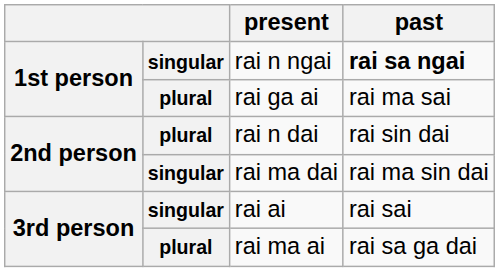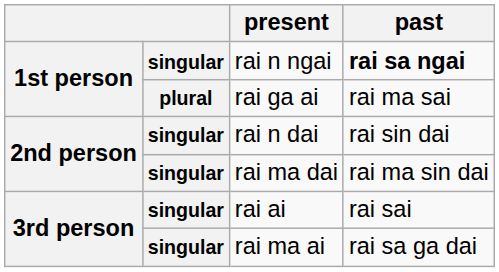(186, 136) plural -> (186, 136) singular
(186, 248) plural -> (186, 248) singular
